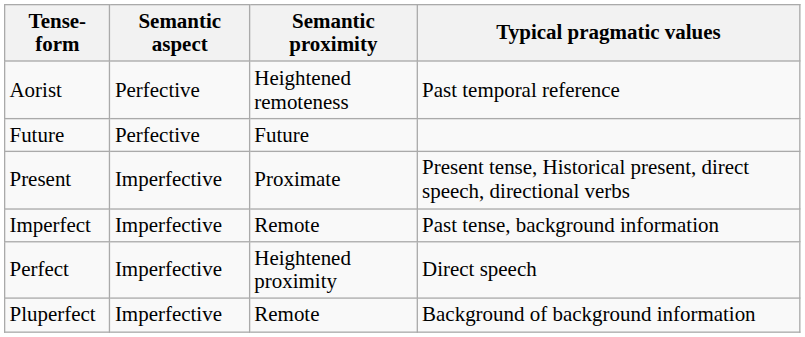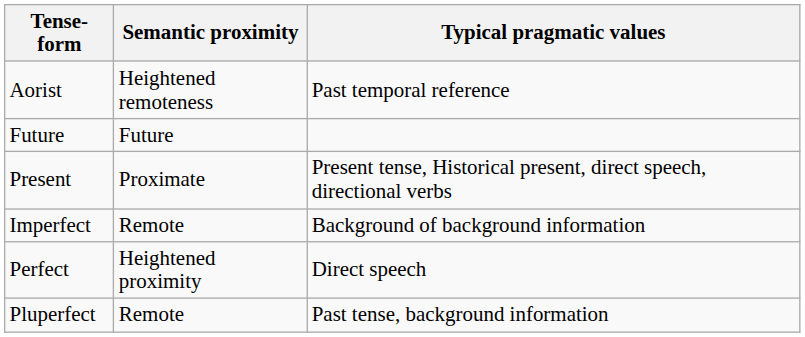- column: (180, 32)
(571, 224) Past tense, background information -> (478, 224) Background of background information
(589, 314) Background of background information -> (460, 314) Past tense, background information
